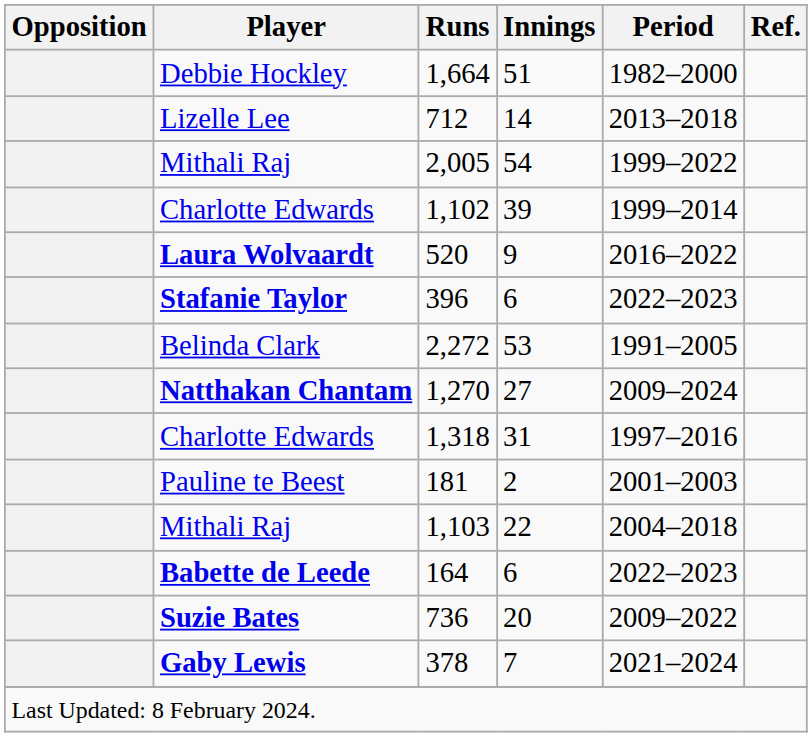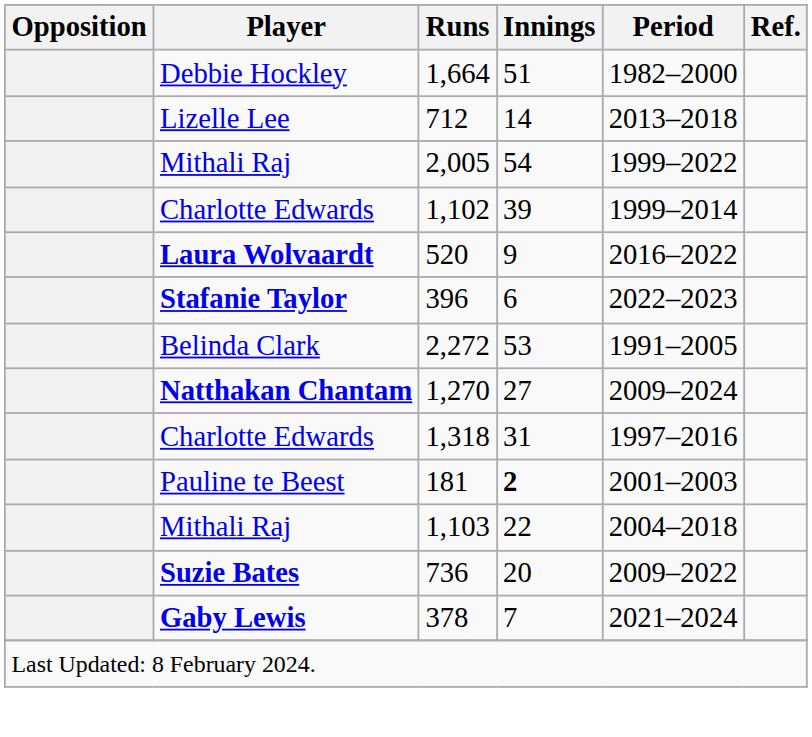(510, 481) normal -> (510, 481) bold
- row: (447, 572)
